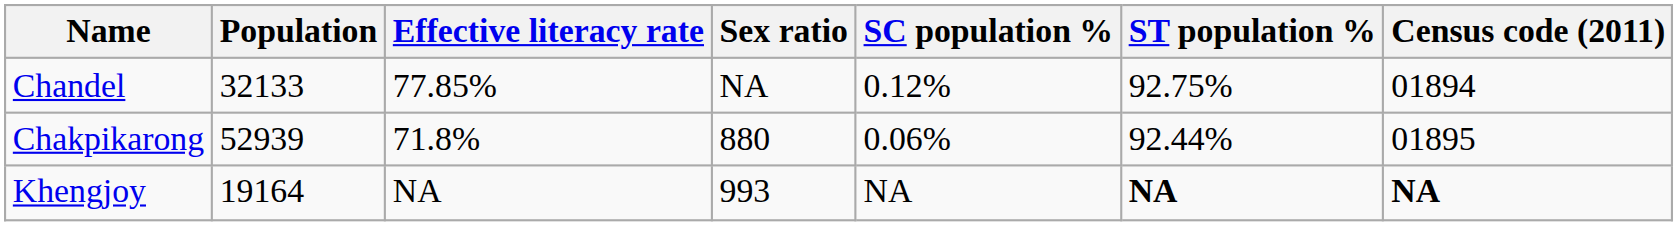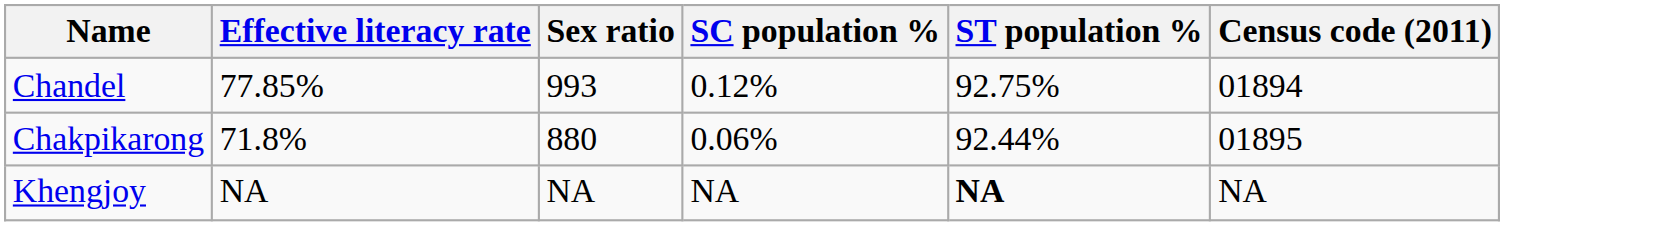- column: (298, 31)
(744, 84) NA -> (572, 84) 993
(745, 191) 993 -> (571, 191) NA
(1416, 191) bold -> (1243, 191) normal
